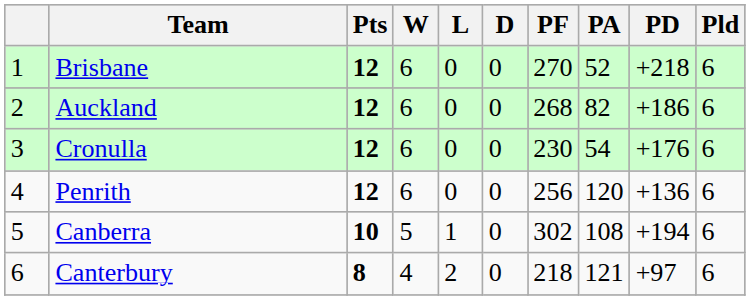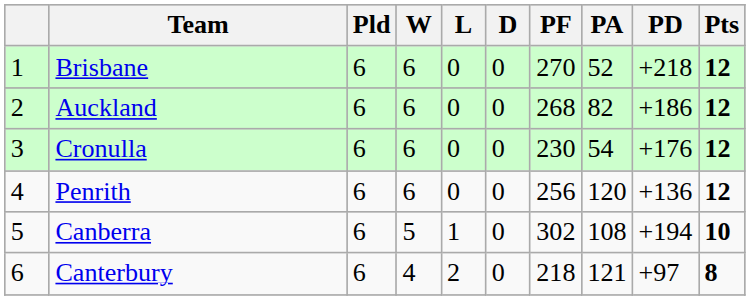columns swapped: (720, 25) <-> (370, 25)
